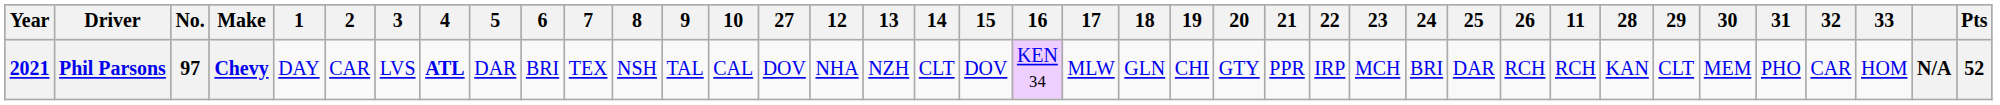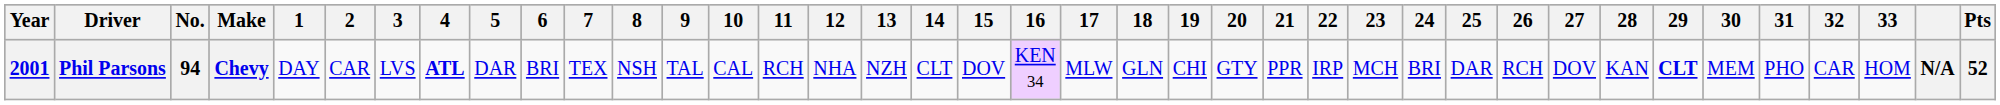columns swapped: (1576, 21) <-> (784, 21)
(30, 68) 2021 -> (30, 68) 2001
(190, 68) 97 -> (190, 68) 94
(1676, 68) normal -> (1678, 68) bold
